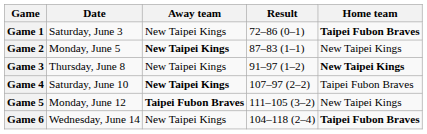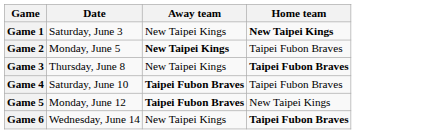- column: (282, 13)
(370, 31) Taipei Fubon Braves -> (291, 31) New Taipei Kings
(361, 48) New Taipei Kings -> (296, 48) Taipei Fubon Braves
(362, 66) New Taipei Kings -> (299, 66) Taipei Fubon Braves
(187, 84) New Taipei Kings -> (195, 84) Taipei Fubon Braves
